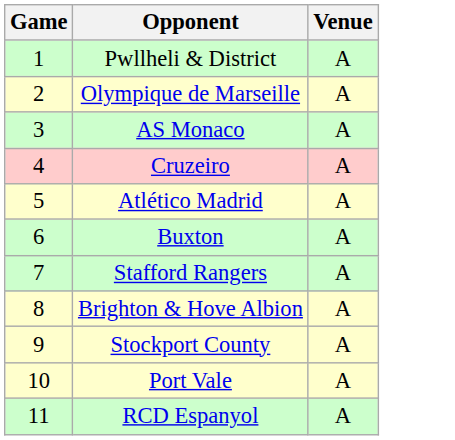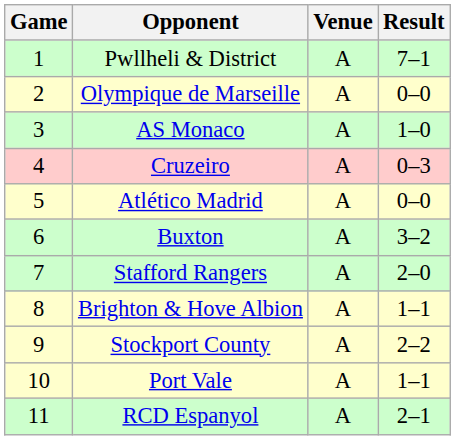+ column: (414, 22)
